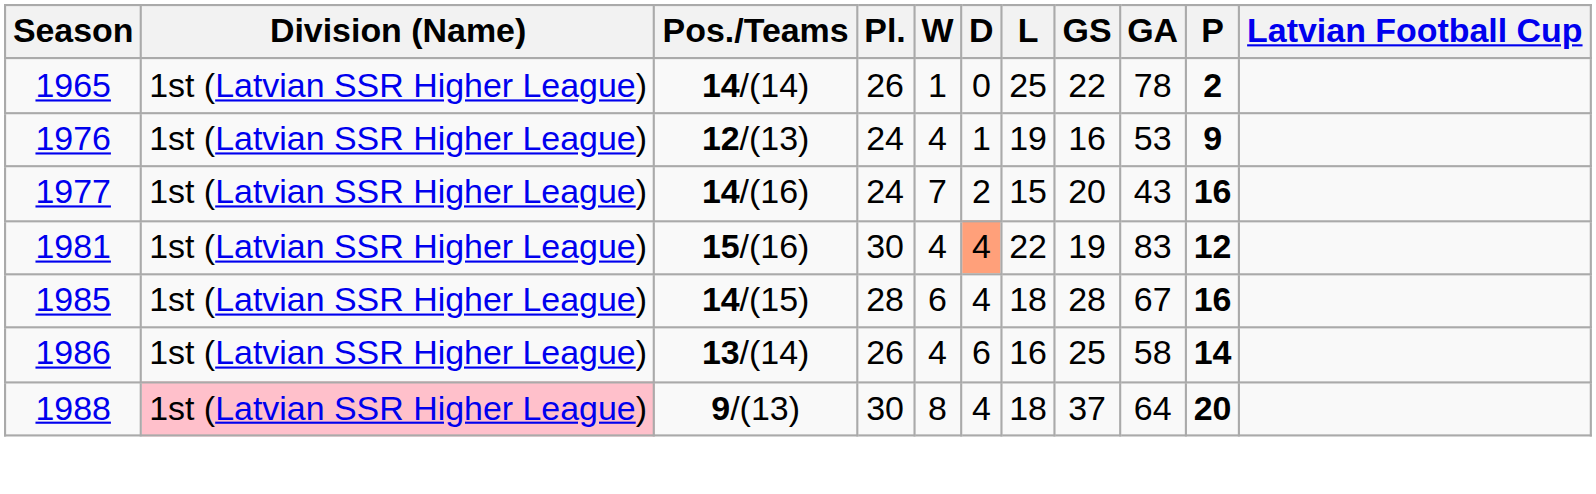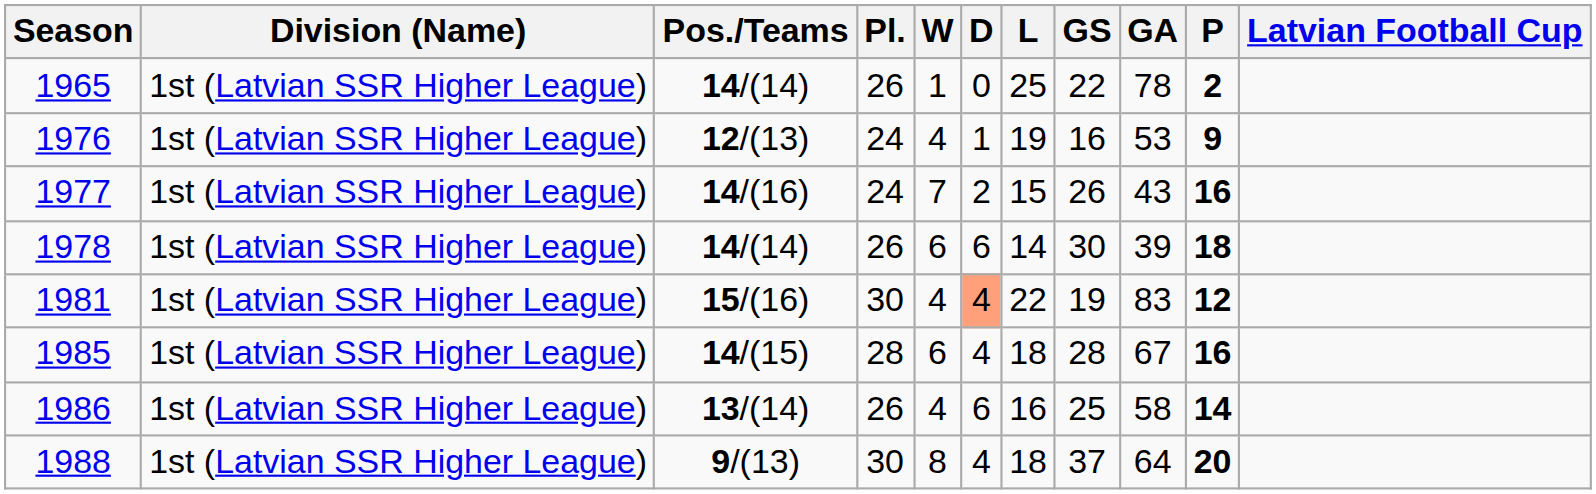(1087, 192) 20 -> (1087, 192) 26
+ row: (73, 246)
(398, 407) pink background -> (398, 461) no background
